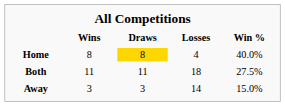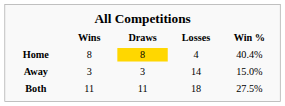(249, 54) 40.0% -> (249, 54) 40.4%
rows swapped: (36, 88) <-> (36, 71)
